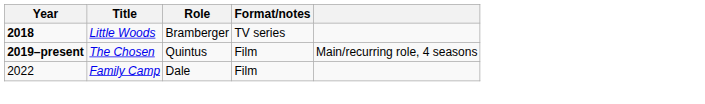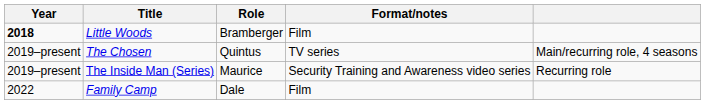(260, 33) TV series -> (300, 33) Film
(46, 52) bold -> (44, 52) normal
(246, 52) Film -> (314, 52) TV series
+ row: (150, 71)
